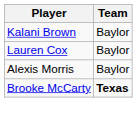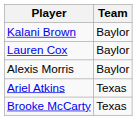+ row: (36, 87)
(112, 87) bold -> (111, 106) normal
